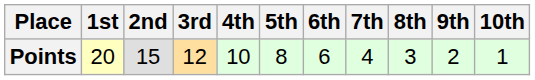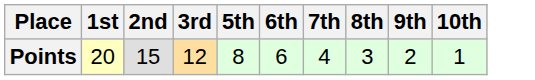- column: (238, 21)
